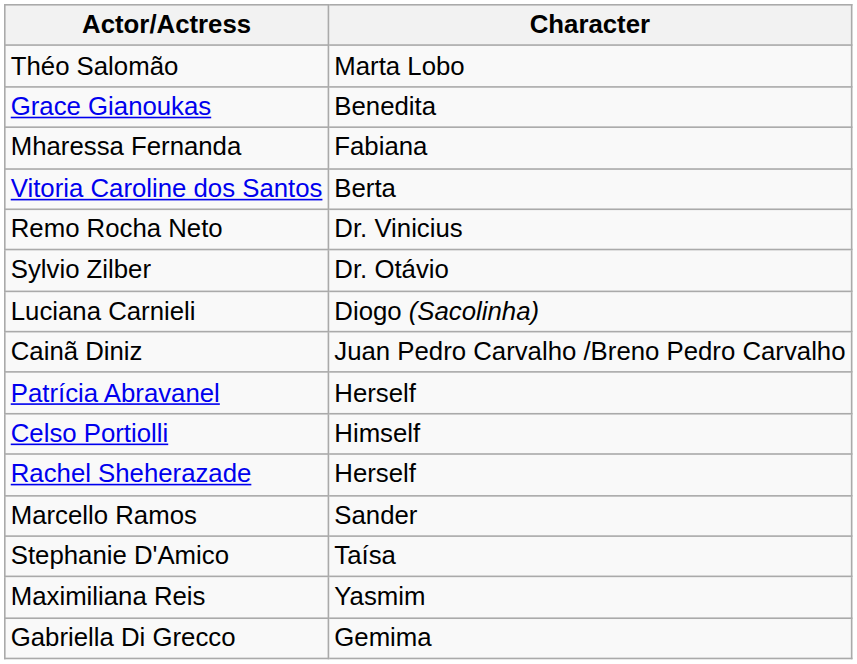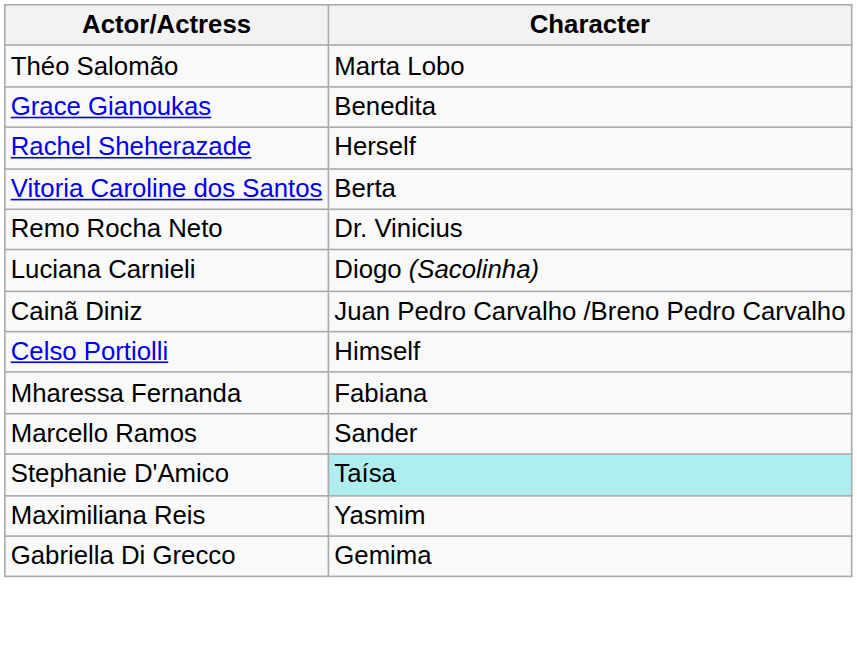rows swapped: (126, 147) <-> (131, 474)
- row: (81, 270)
- row: (115, 392)
(365, 556) no background -> (365, 474) paleturquoise background
